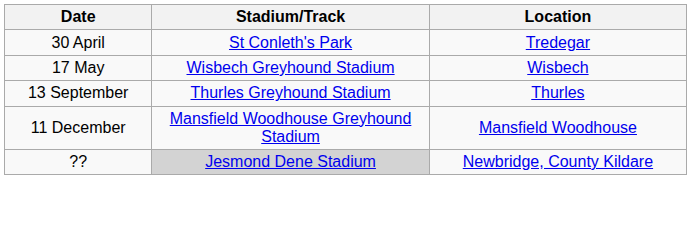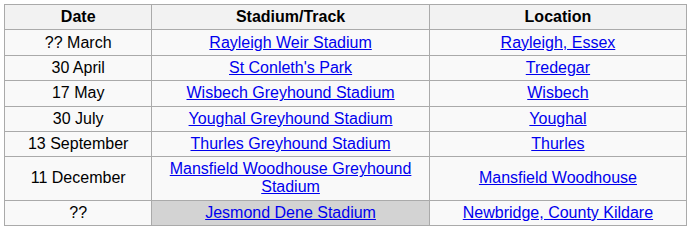+ row: (78, 42)
+ row: (78, 118)
